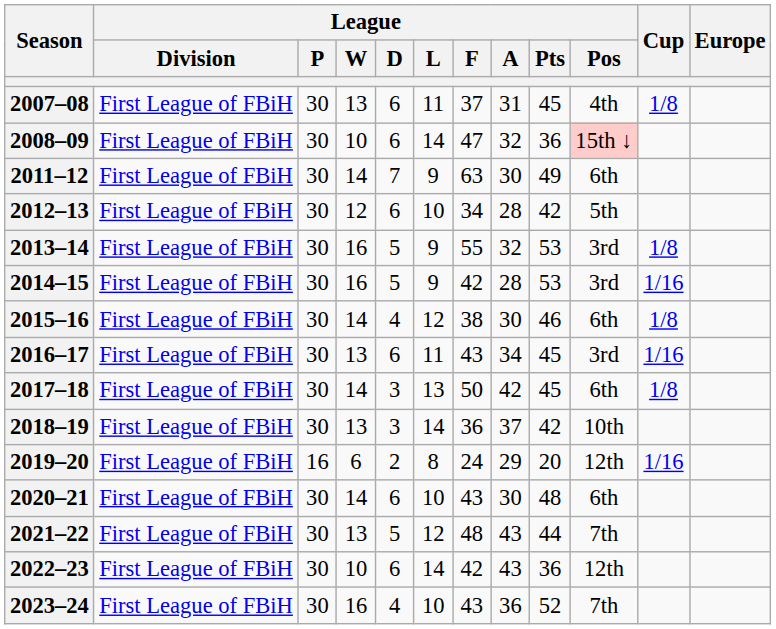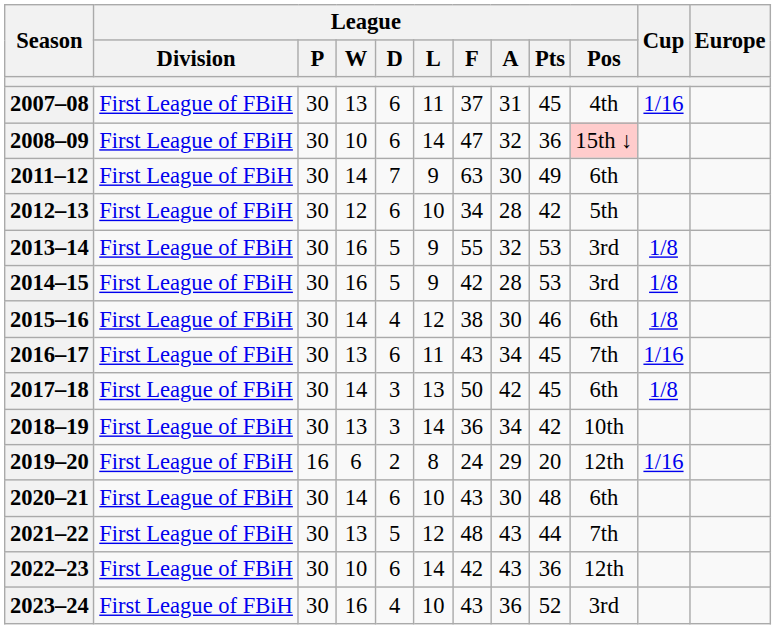(663, 104) 1/8 -> (663, 104) 1/16
(663, 283) 1/16 -> (663, 283) 1/8
(604, 354) 3rd -> (604, 354) 7th
(510, 426) 37 -> (510, 426) 34
(604, 605) 7th -> (604, 605) 3rd
